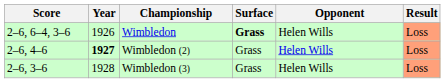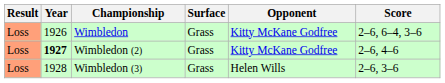columns swapped: (422, 13) <-> (47, 13)
(250, 31) bold -> (201, 31) normal
(306, 31) Helen Wills -> (284, 31) Kitty McKane Godfree
(306, 50) Helen Wills -> (284, 50) Kitty McKane Godfree
